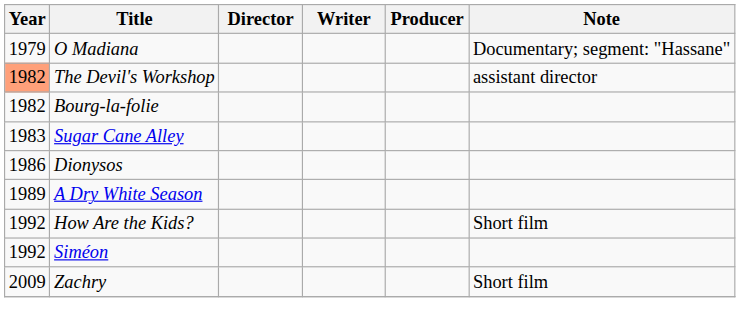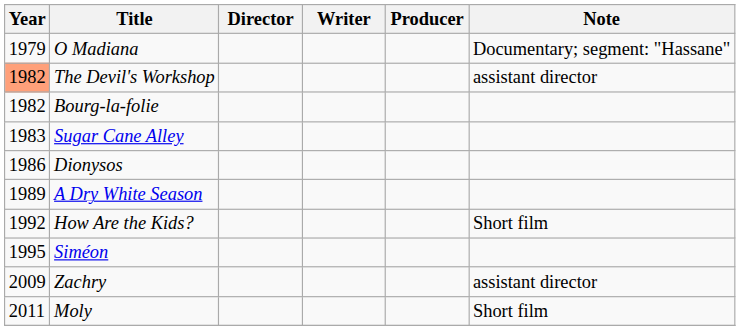(27, 252) 1992 -> (27, 252) 1995
(511, 281) Short film -> (535, 281) assistant director
+ row: (73, 310)
